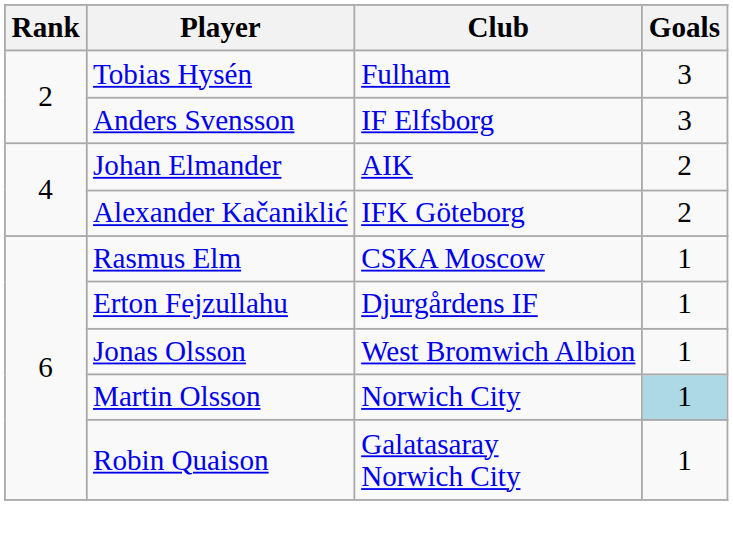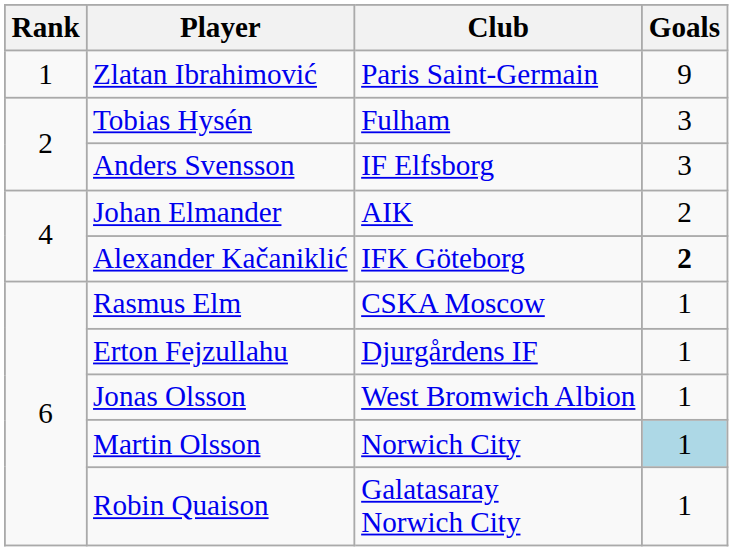+ row: (205, 73)
(684, 212) normal -> (684, 258) bold
